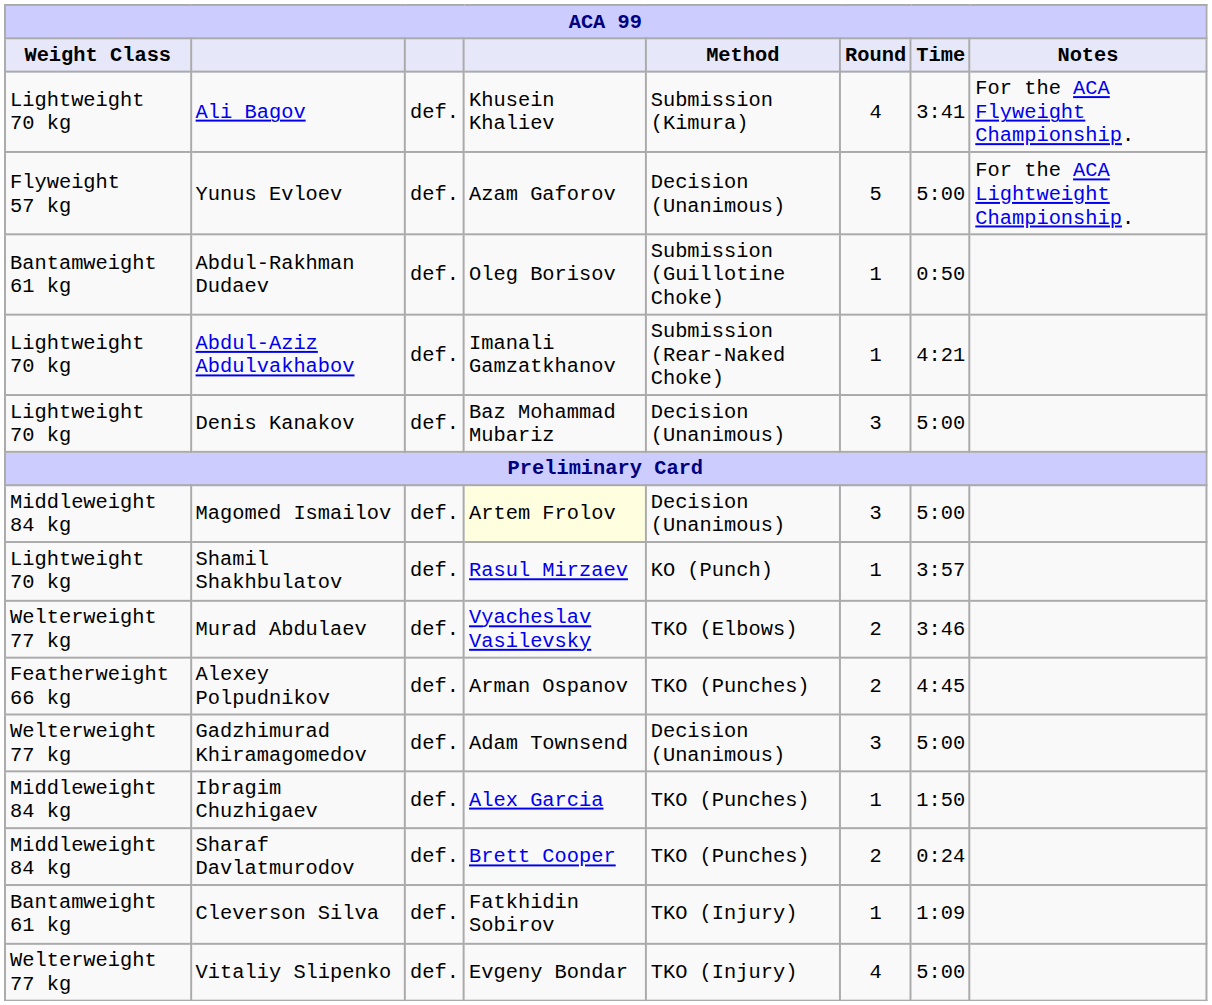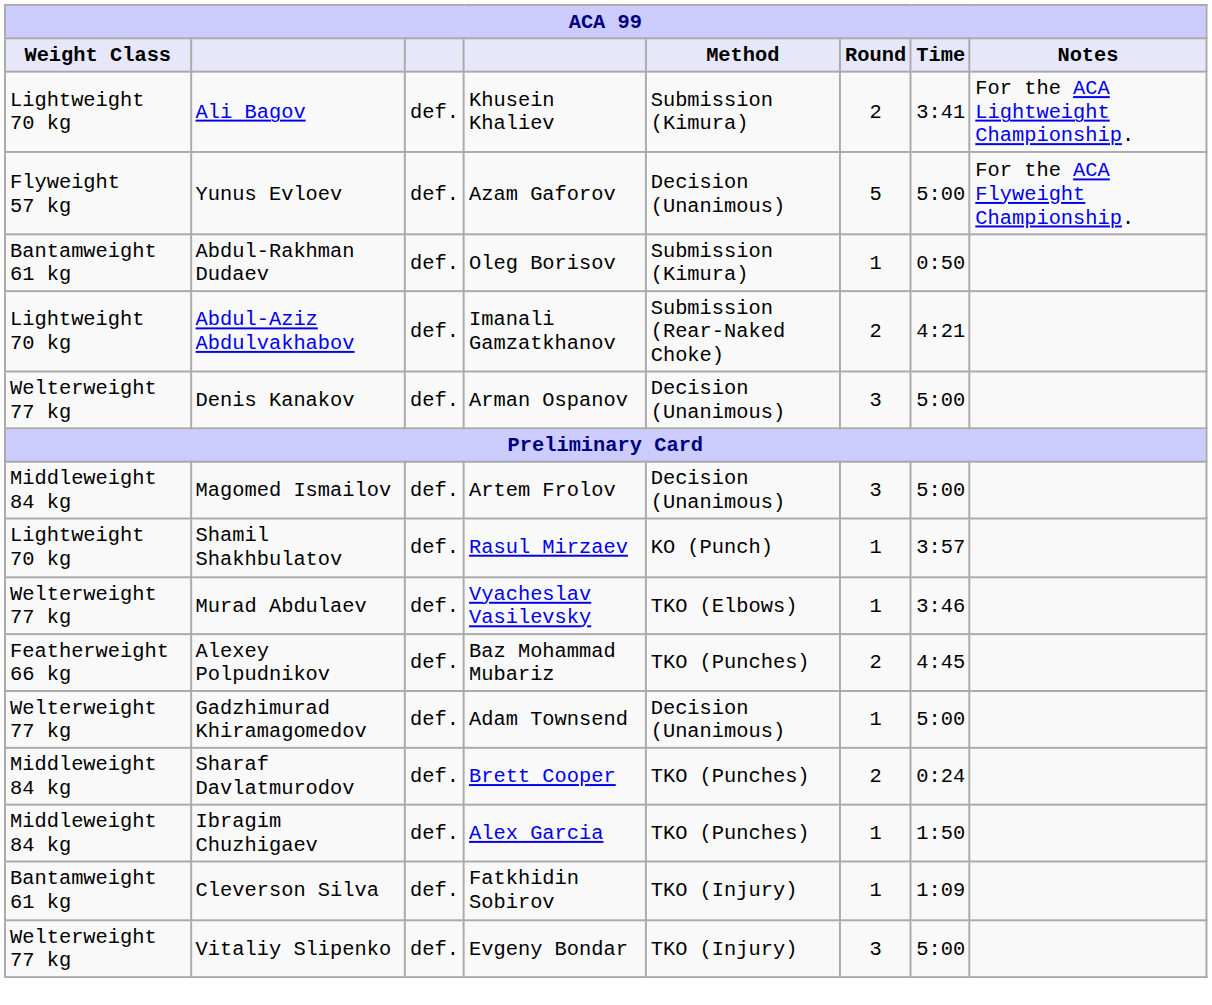(876, 113) 4 -> (876, 113) 2
(1055, 113) For the ACA Flyweight Championship. -> (1055, 113) For the ACA Lightweight Championship.
(1055, 194) For the ACA Lightweight Championship. -> (1055, 194) For the ACA Flyweight Championship.
(718, 274) Submission (Guillotine Choke) -> (712, 263) Submission (Kimura)
(876, 355) 1 -> (876, 331) 2
(77, 424) Lightweight 70 kg -> (83, 400) Welterweight 77 kg
(542, 424) Baz Mohammad Mubariz -> (548, 400) Arman Ospanov
(542, 515) lightyellow background -> (542, 491) no background
(876, 629) 2 -> (876, 605) 1
(548, 686) Arman Ospanov -> (542, 663) Baz Mohammad Mubariz
(876, 743) 3 -> (876, 720) 1
rows swapped: (257, 800) <-> (275, 858)
(876, 972) 4 -> (876, 948) 3
